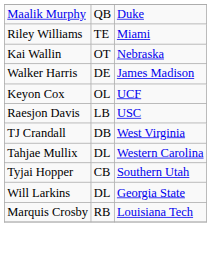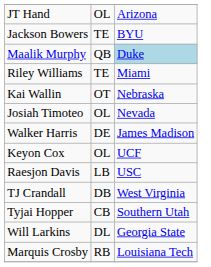+ row: (28, 14)
+ row: (48, 34)
(130, 14) no background -> (130, 53) lightblue background
+ row: (45, 113)
- row: (42, 152)
